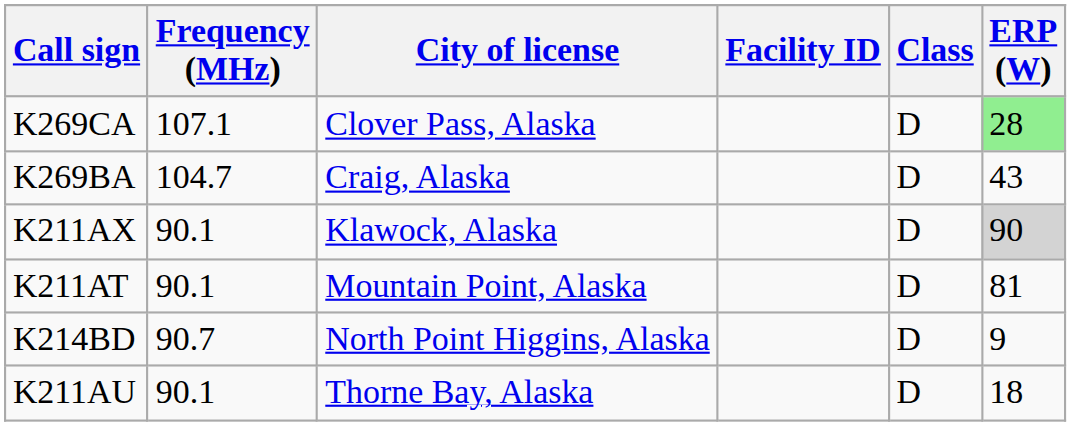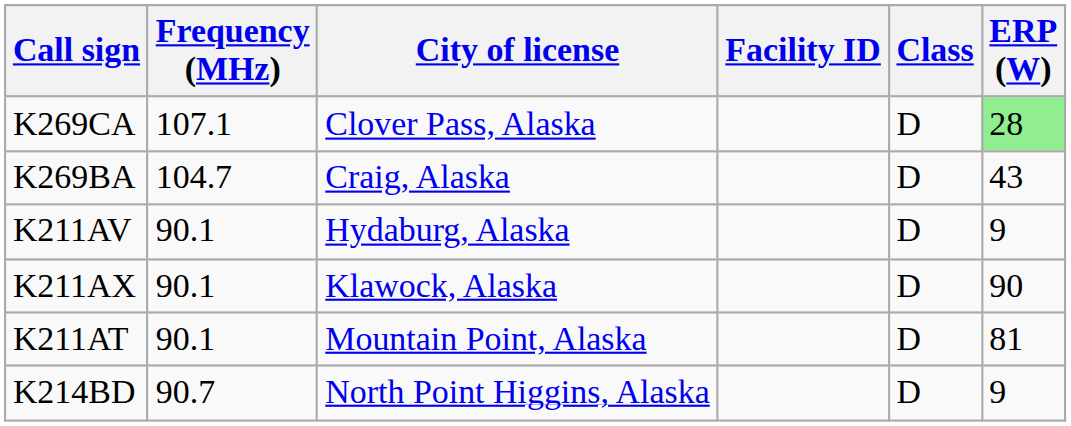+ row: (72, 230)
(1006, 230) lightgrey background -> (1006, 284) no background
- row: (74, 392)
